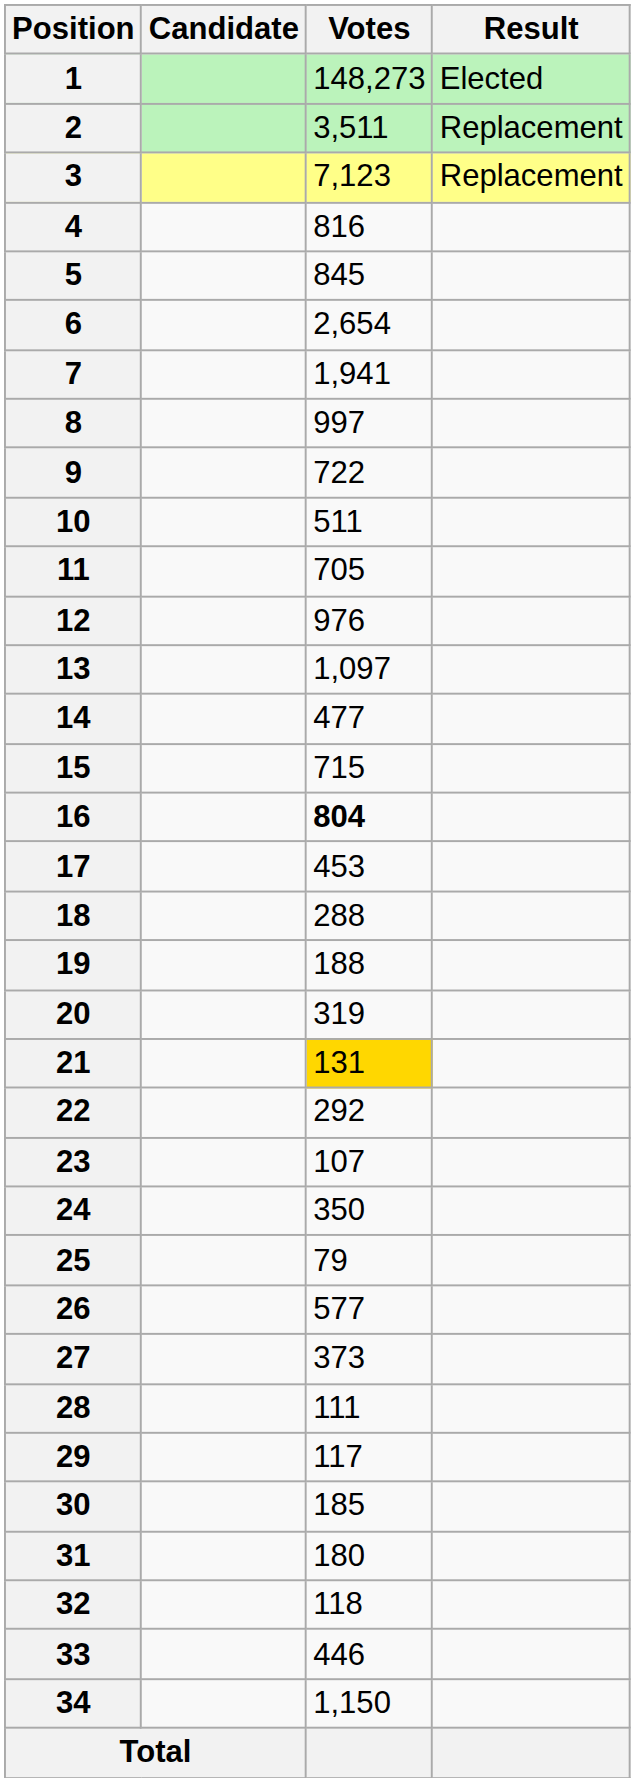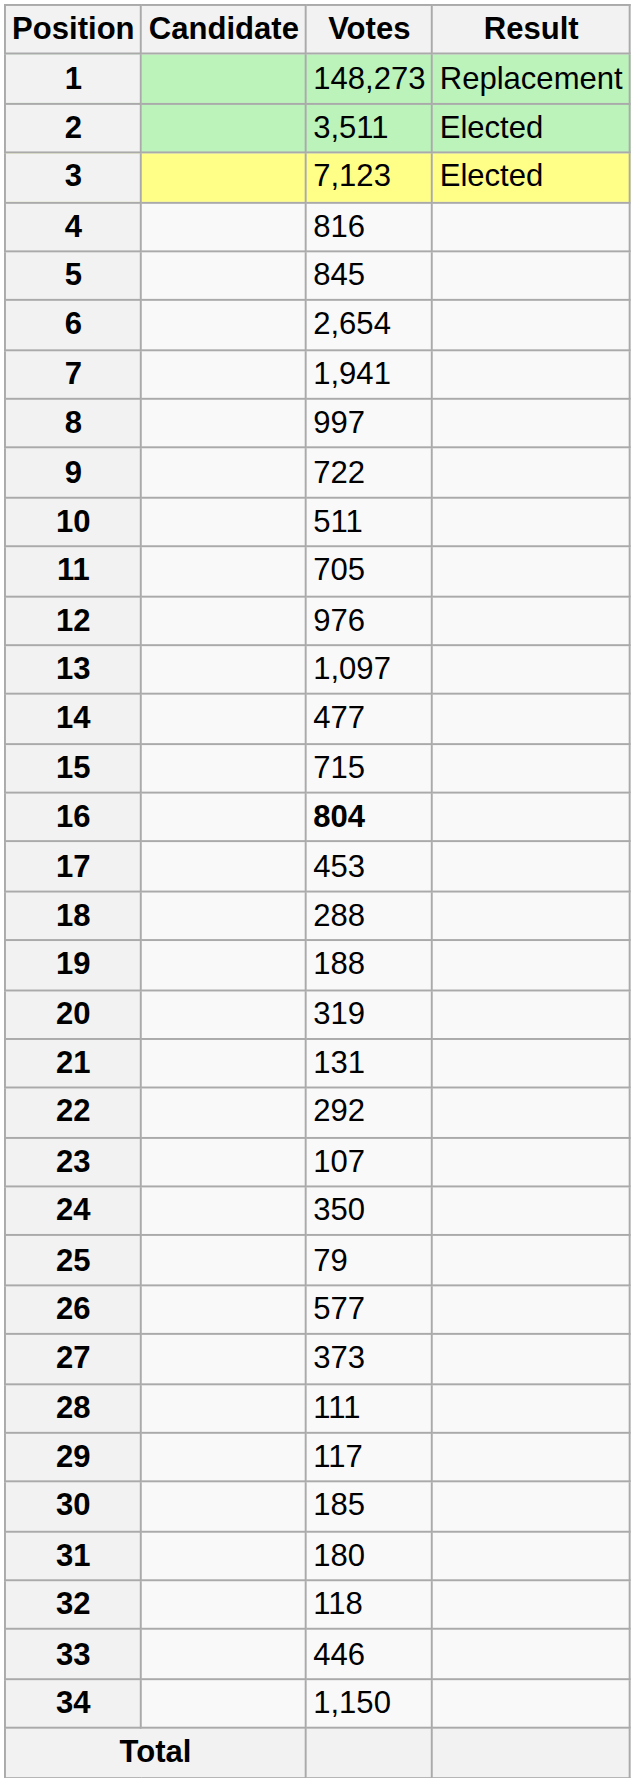(492, 78) Elected -> (531, 78) Replacement
(531, 127) Replacement -> (492, 127) Elected
(531, 176) Replacement -> (492, 176) Elected
(339, 1062) gold background -> (339, 1062) no background
